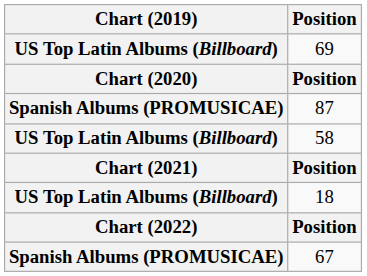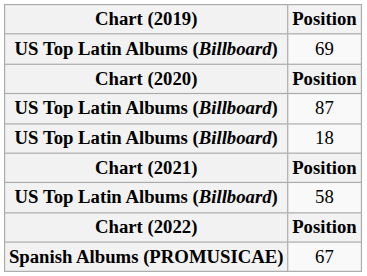(146, 108) Spanish Albums (PROMUSICAE) -> (146, 108) US Top Latin Albums (Billboard)
rows swapped: (324, 197) <-> (324, 138)
